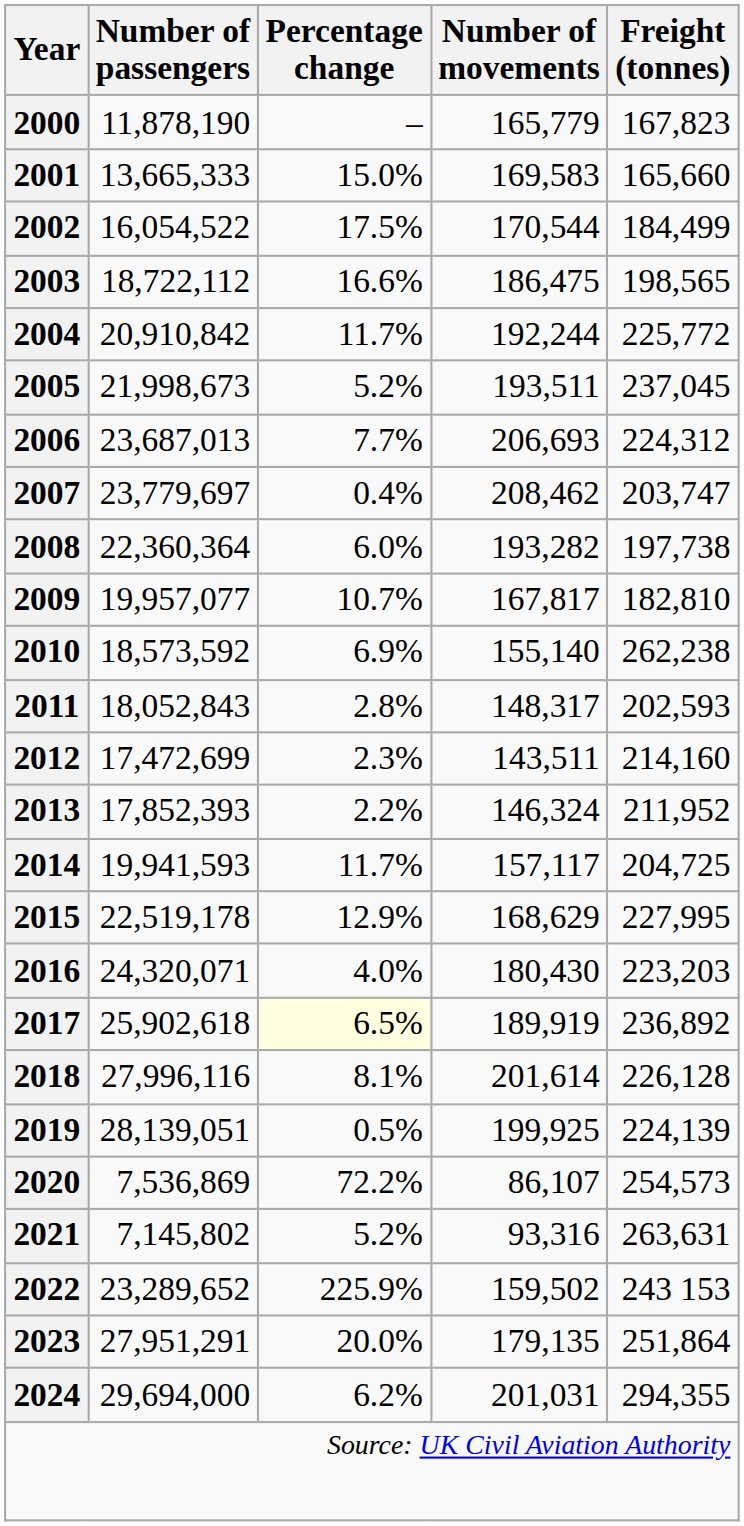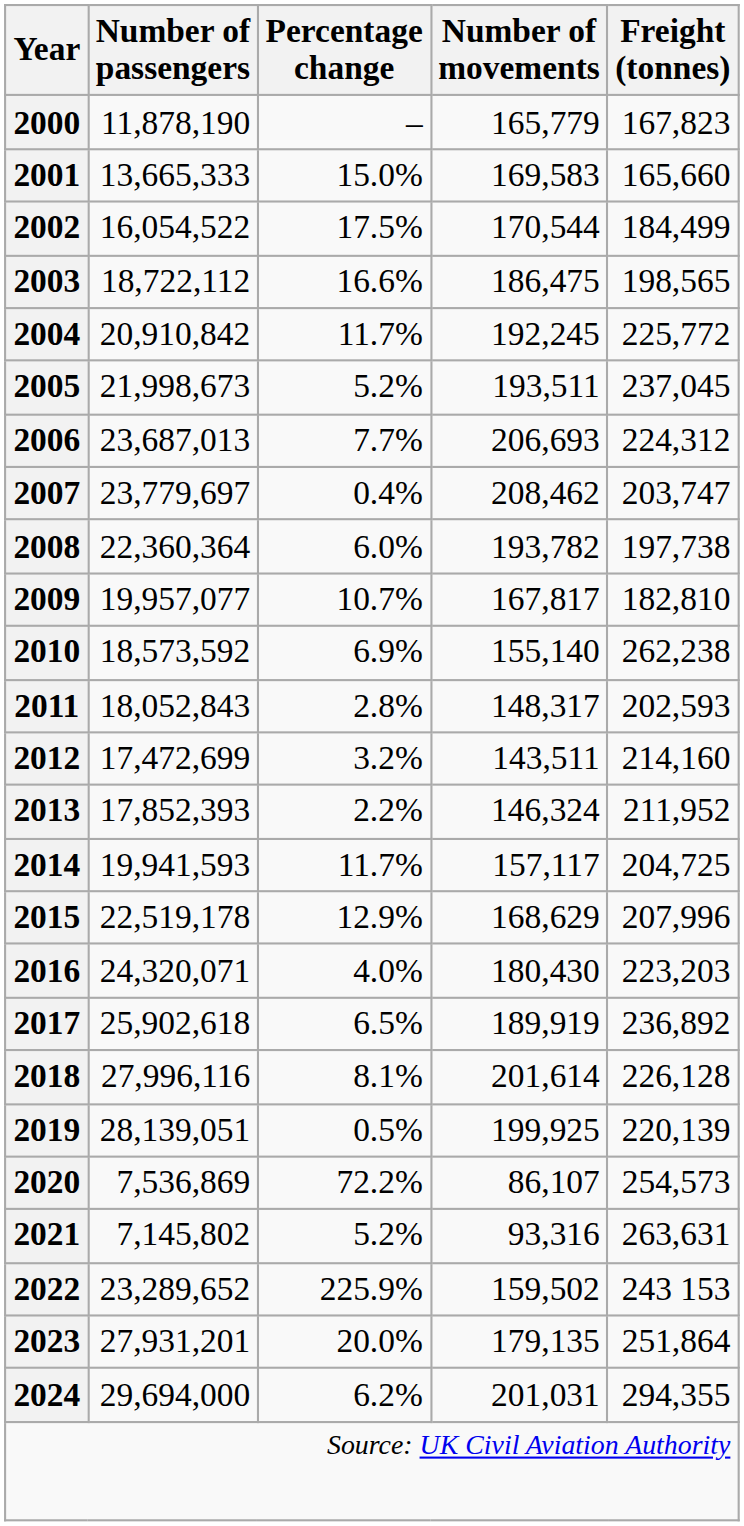(545, 333) 192,244 -> (545, 333) 192,245
(545, 545) 193,282 -> (545, 545) 193,782
(388, 758) 2.3% -> (388, 758) 3.2%
(676, 917) 227,995 -> (676, 917) 207,996
(388, 1023) lightyellow background -> (388, 1023) no background
(676, 1129) 224,139 -> (676, 1129) 220,139
(175, 1341) 27,951,291 -> (175, 1341) 27,931,201
